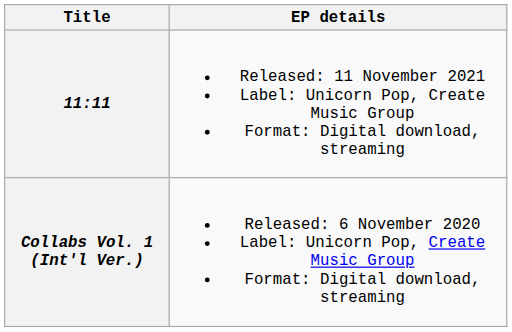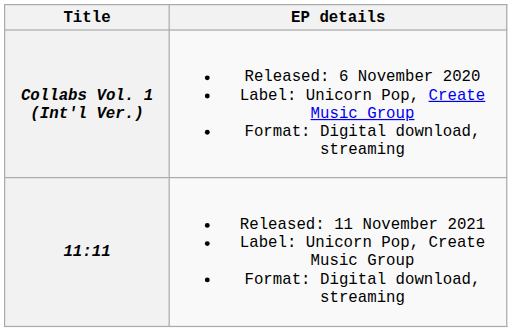rows swapped: (87, 252) <-> (87, 104)
